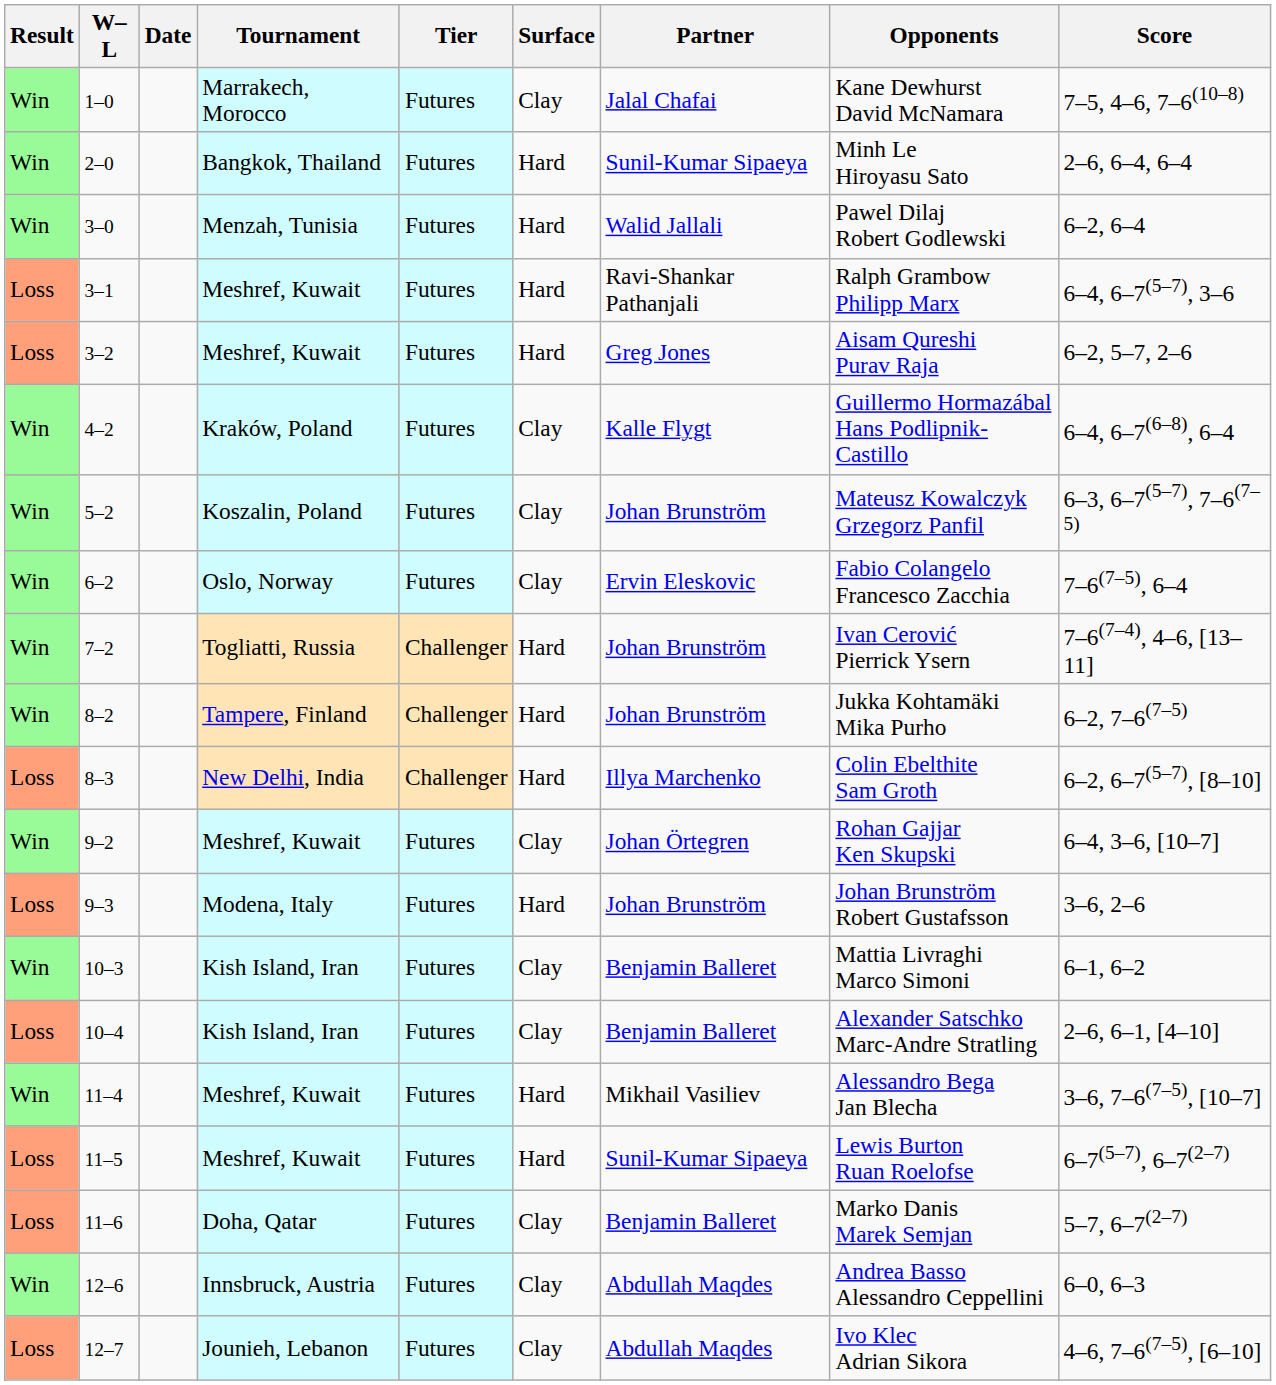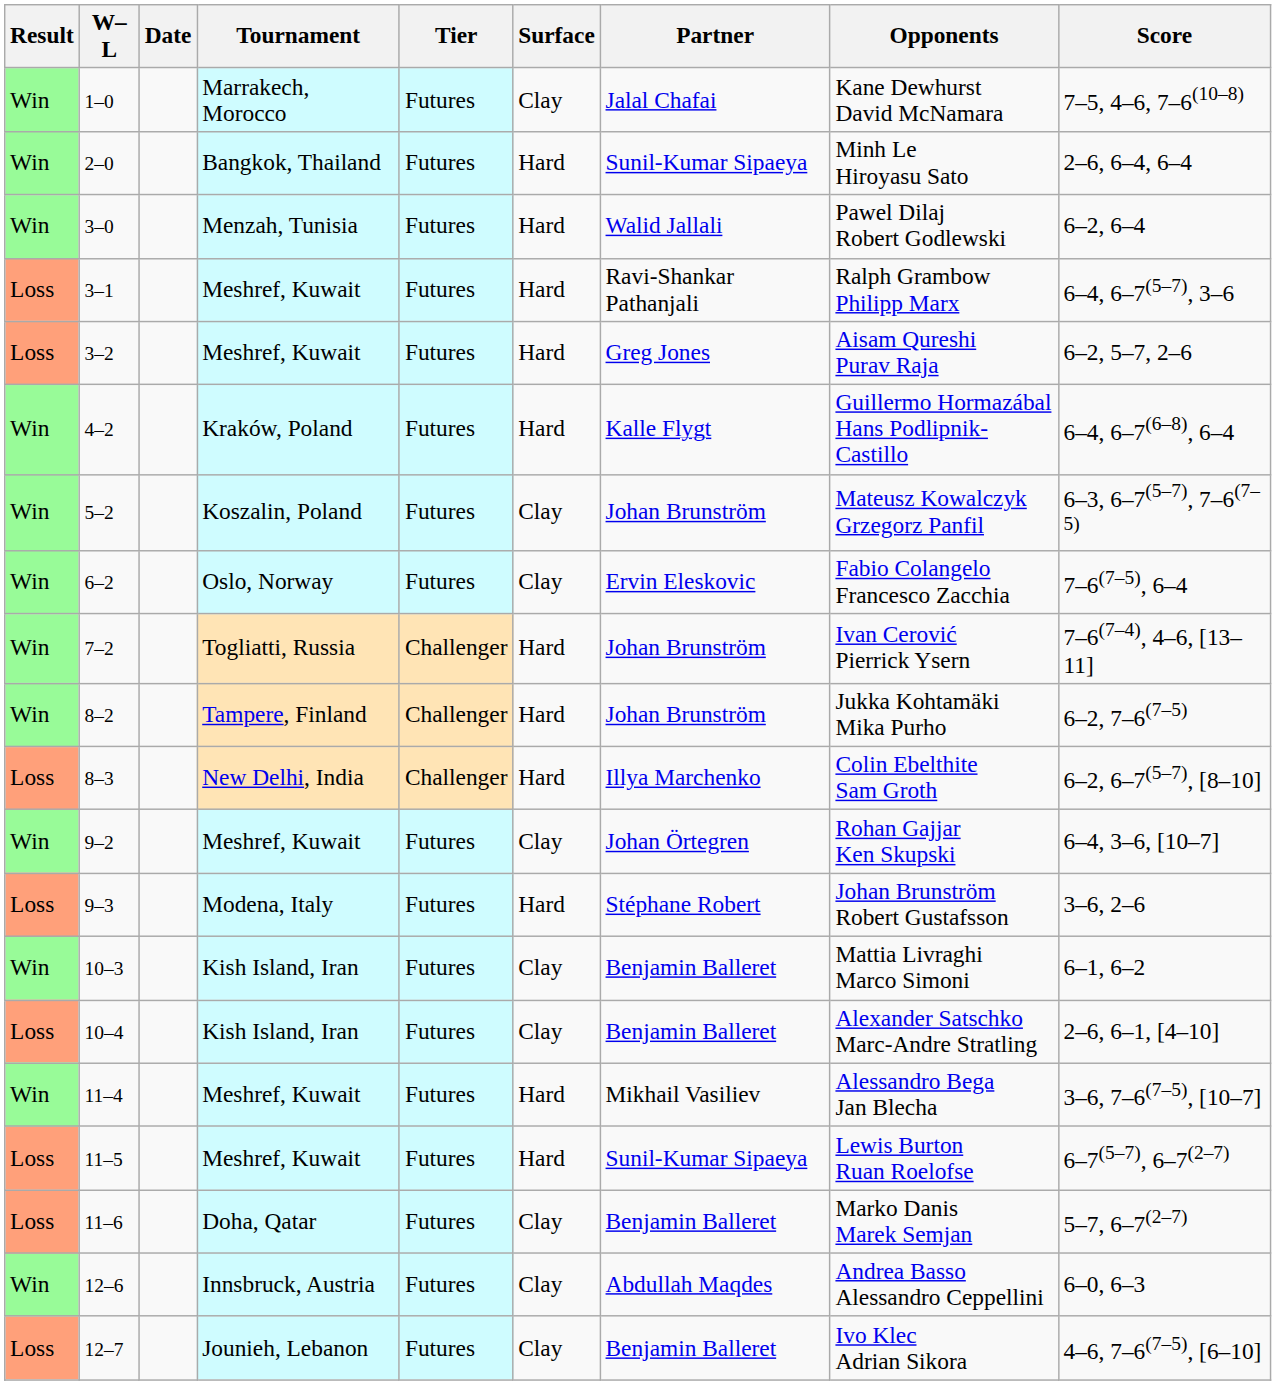(540, 429) Clay -> (542, 429) Hard
(686, 904) Johan Brunström -> (683, 904) Stéphane Robert
(689, 1347) Abdullah Maqdes -> (691, 1347) Benjamin Balleret
